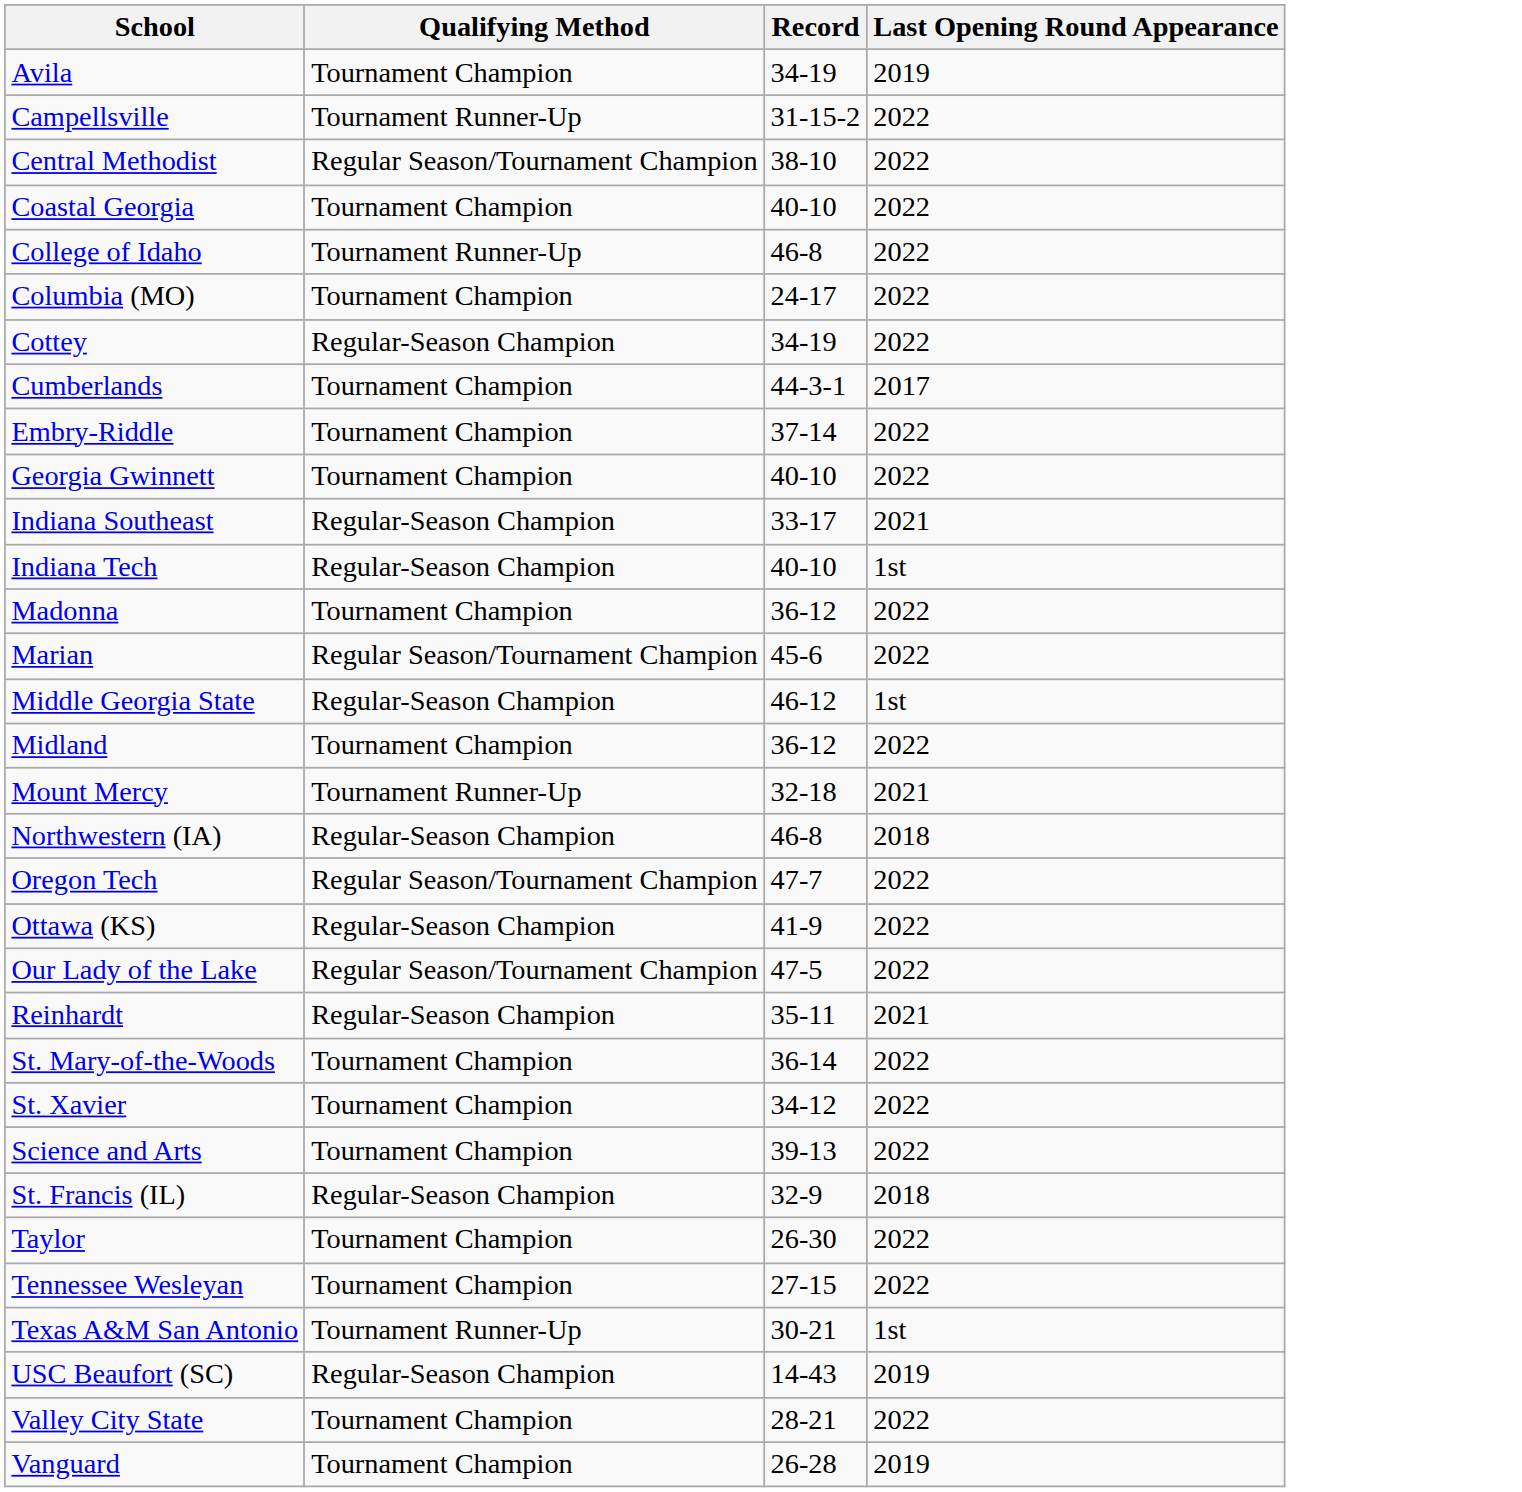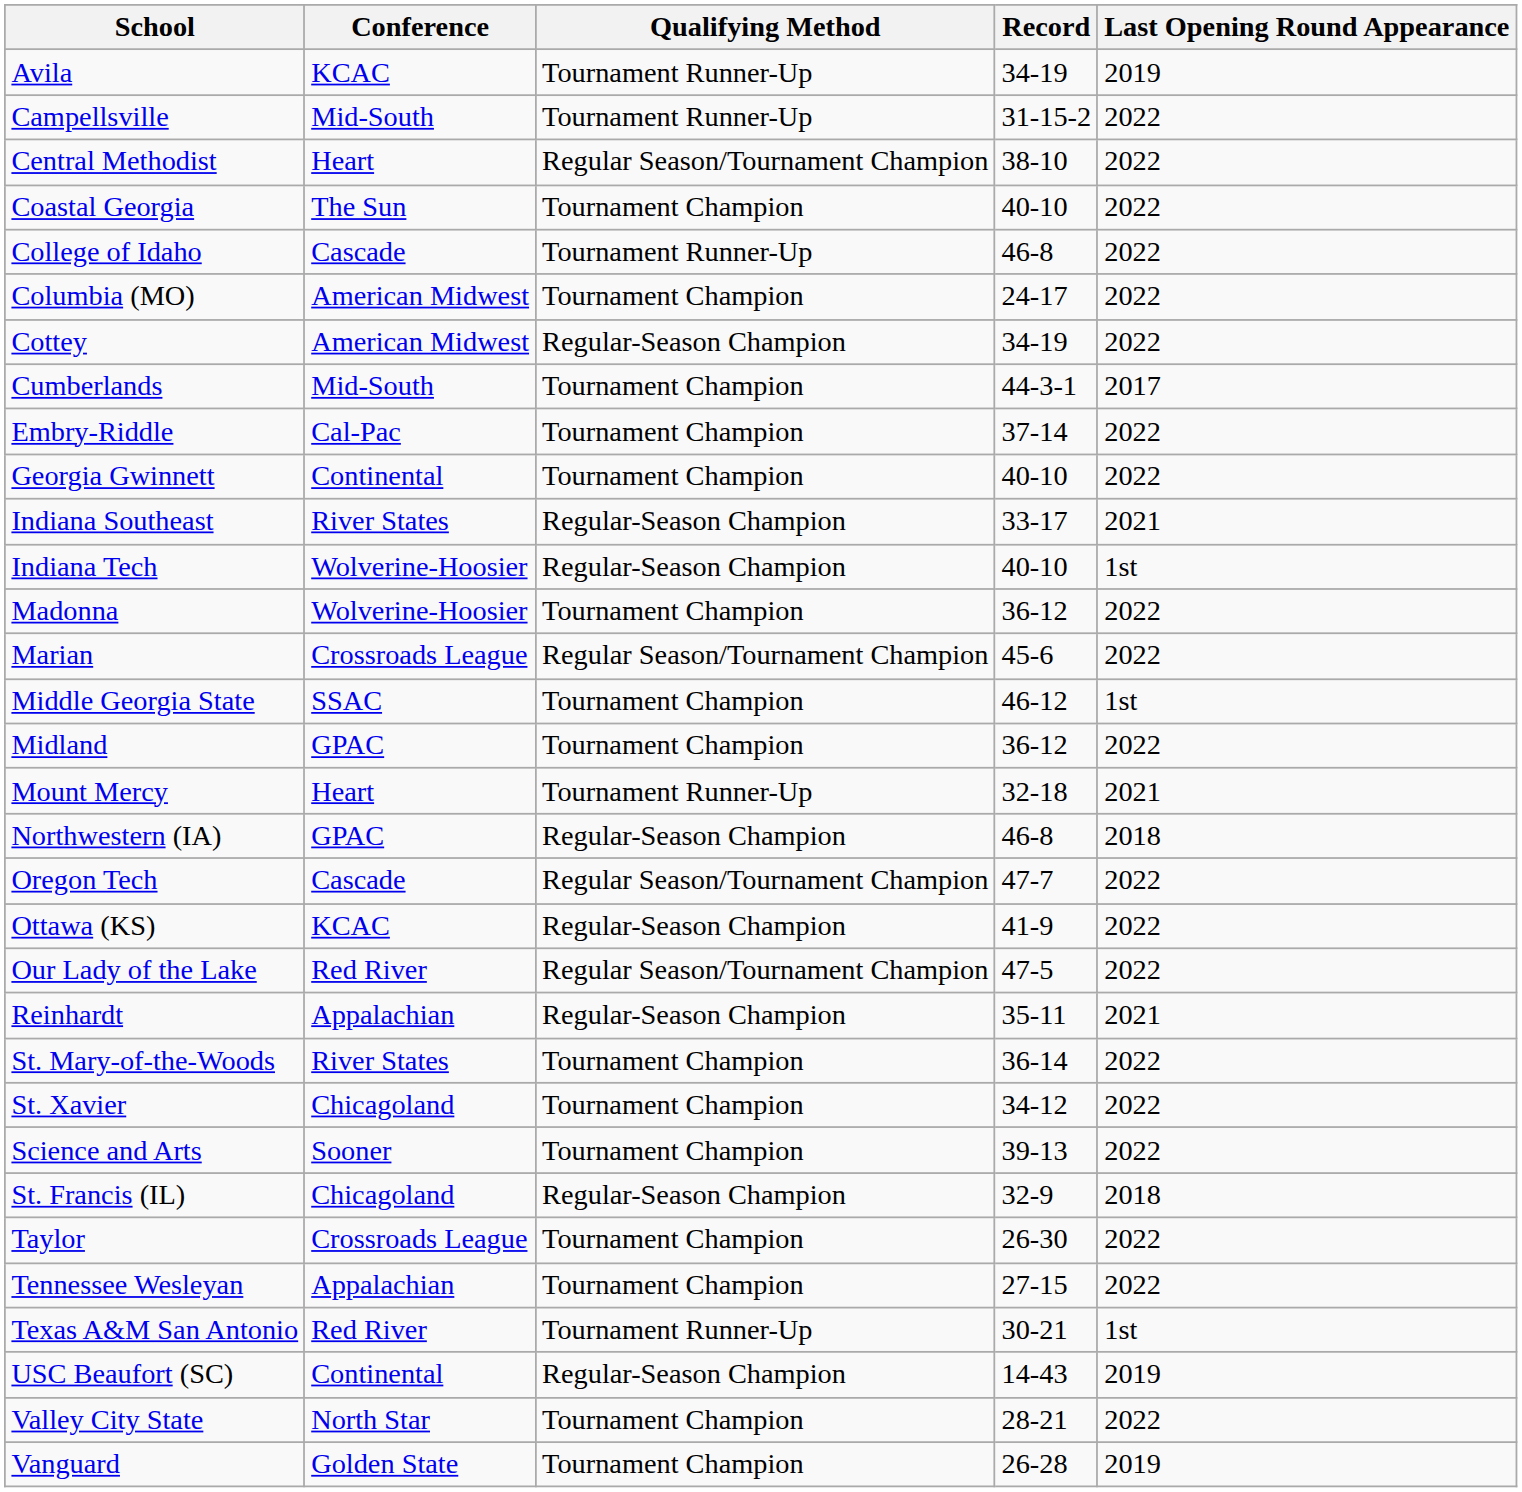+ column: (420, 26)
(442, 71) Tournament Champion -> (677, 71) Tournament Runner-Up
(463, 700) Regular-Season Champion -> (673, 700) Tournament Champion
